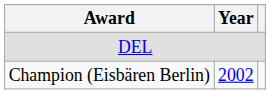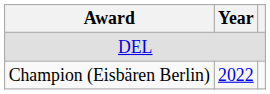(236, 74) 2002 -> (236, 74) 2022
